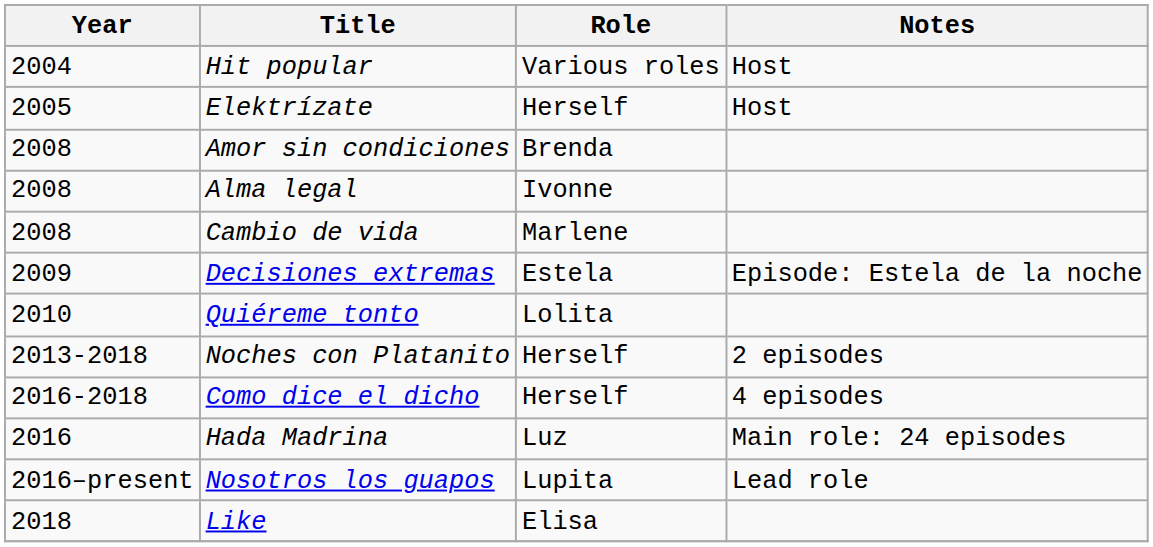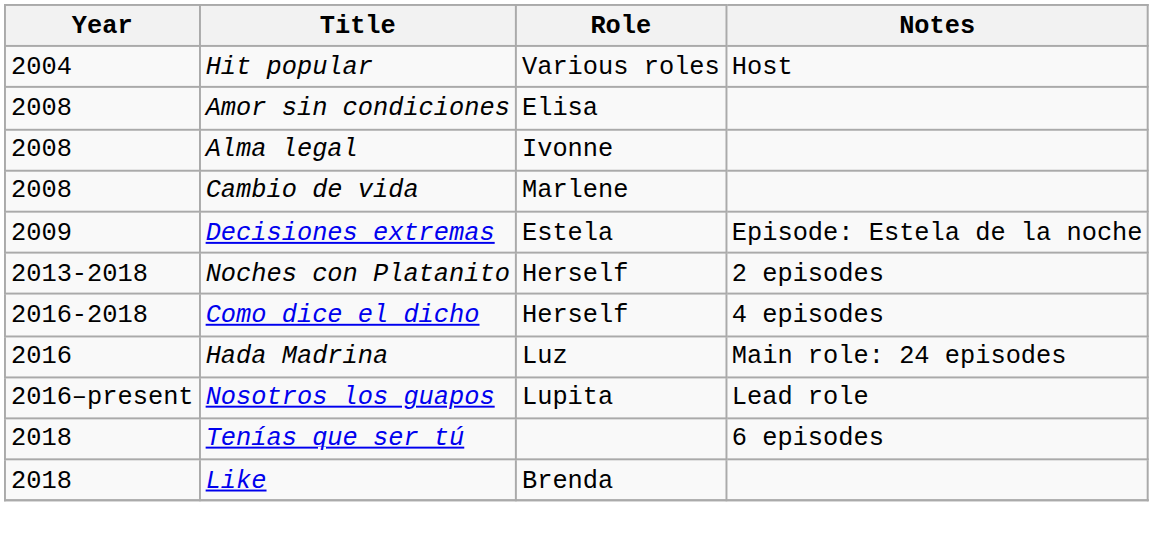- row: (289, 108)
(568, 150) Brenda -> (560, 108) Elisa
- row: (312, 315)
+ row: (335, 439)
(560, 521) Elisa -> (568, 480) Brenda
